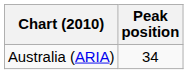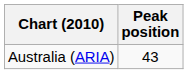(150, 56) 34 -> (150, 56) 43
